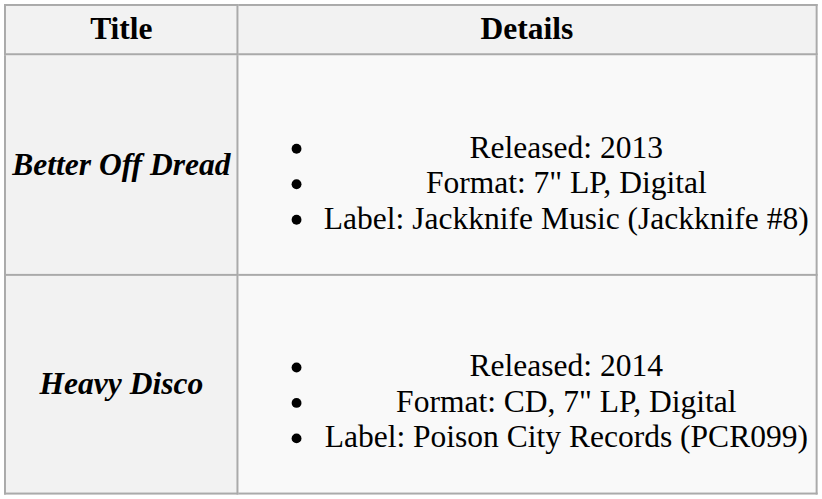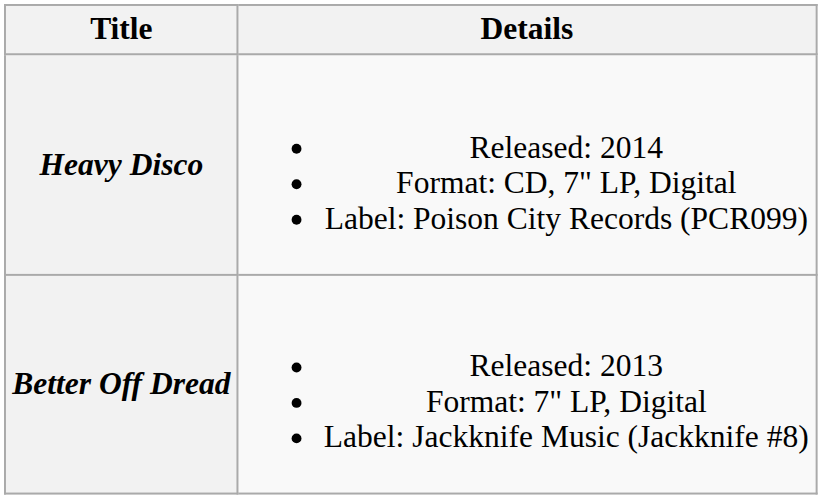rows swapped: (121, 164) <-> (121, 383)
